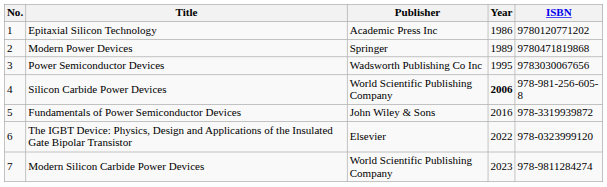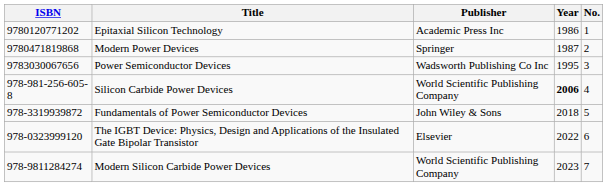columns swapped: (15, 13) <-> (559, 13)
(501, 48) 1989 -> (568, 48) 1987
(501, 113) 2016 -> (568, 113) 2018
